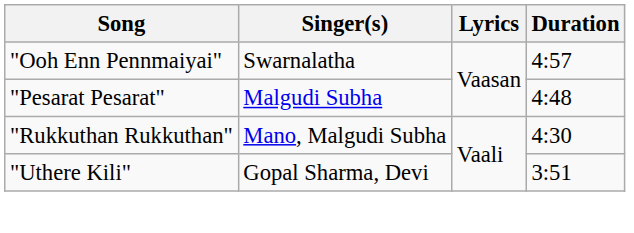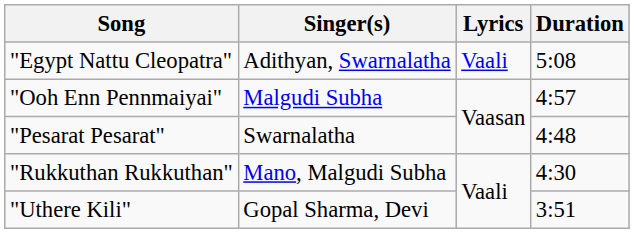+ row: (121, 60)
(299, 60) Swarnalatha -> (313, 98) Malgudi Subha
(313, 98) Malgudi Subha -> (299, 135) Swarnalatha
